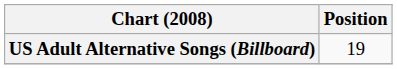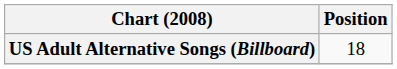(356, 48) 19 -> (356, 48) 18
